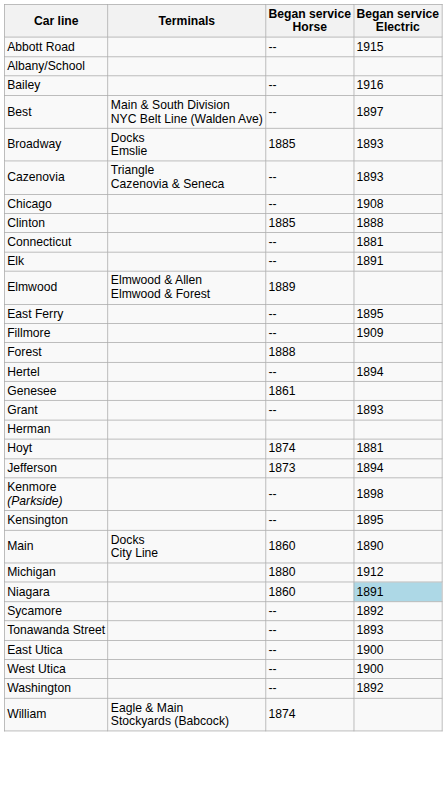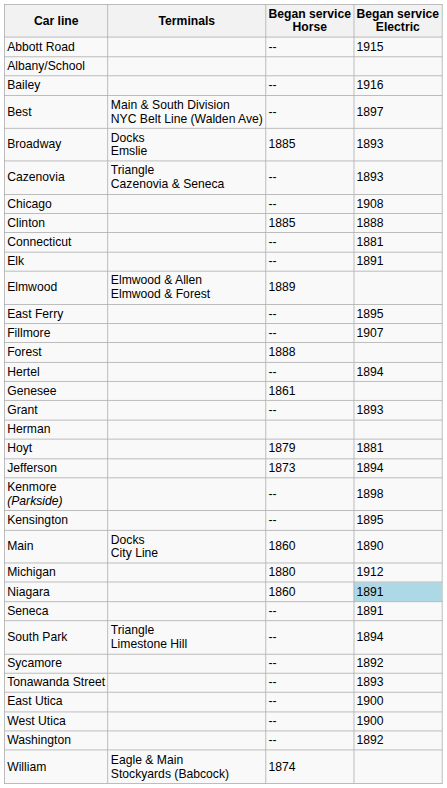(370, 333) 1909 -> (370, 333) 1907
(282, 448) 1874 -> (282, 448) 1879
+ row: (28, 611)
+ row: (37, 637)
